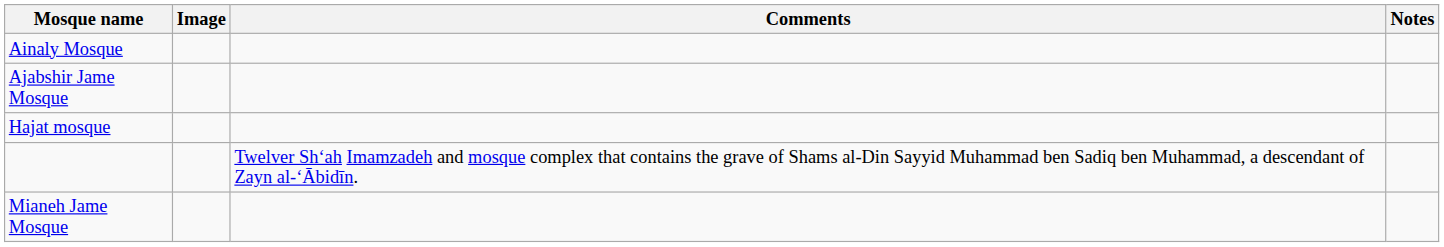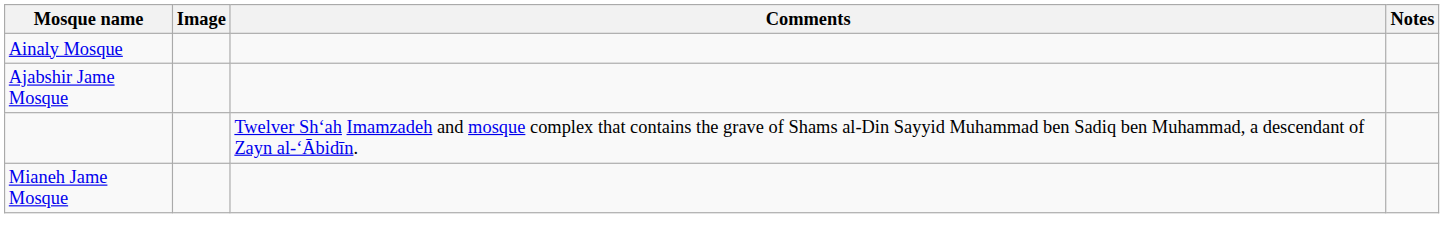- row: (60, 127)
